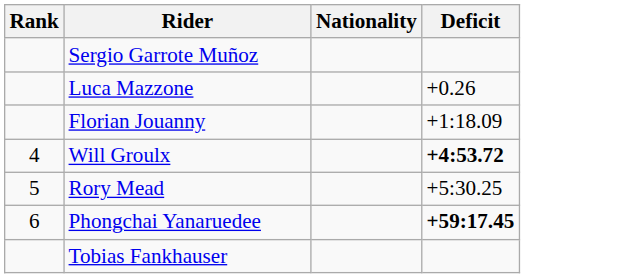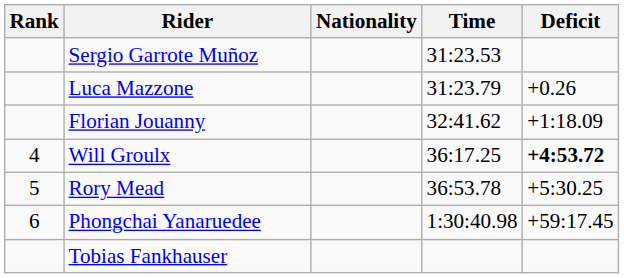+ column: (472, 21)
(470, 222) bold -> (570, 222) normal
